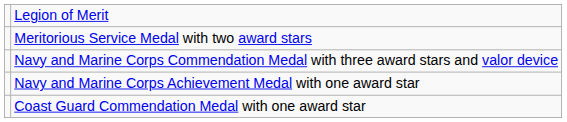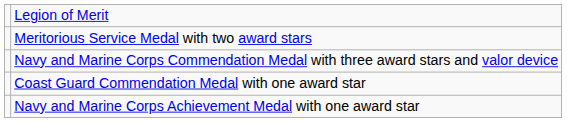rows swapped: (190, 106) <-> (217, 83)
